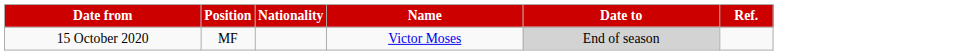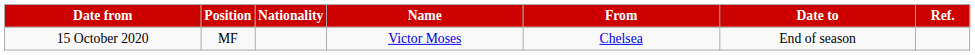+ column: (621, 16)
(621, 38) lightgrey background -> (818, 38) no background
